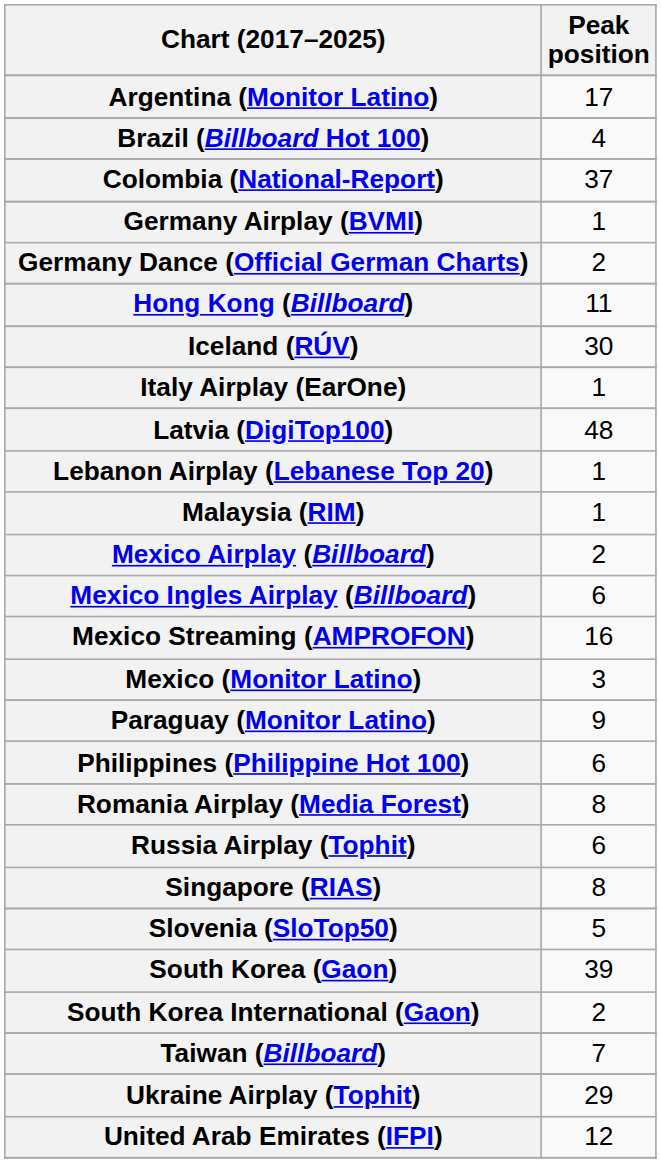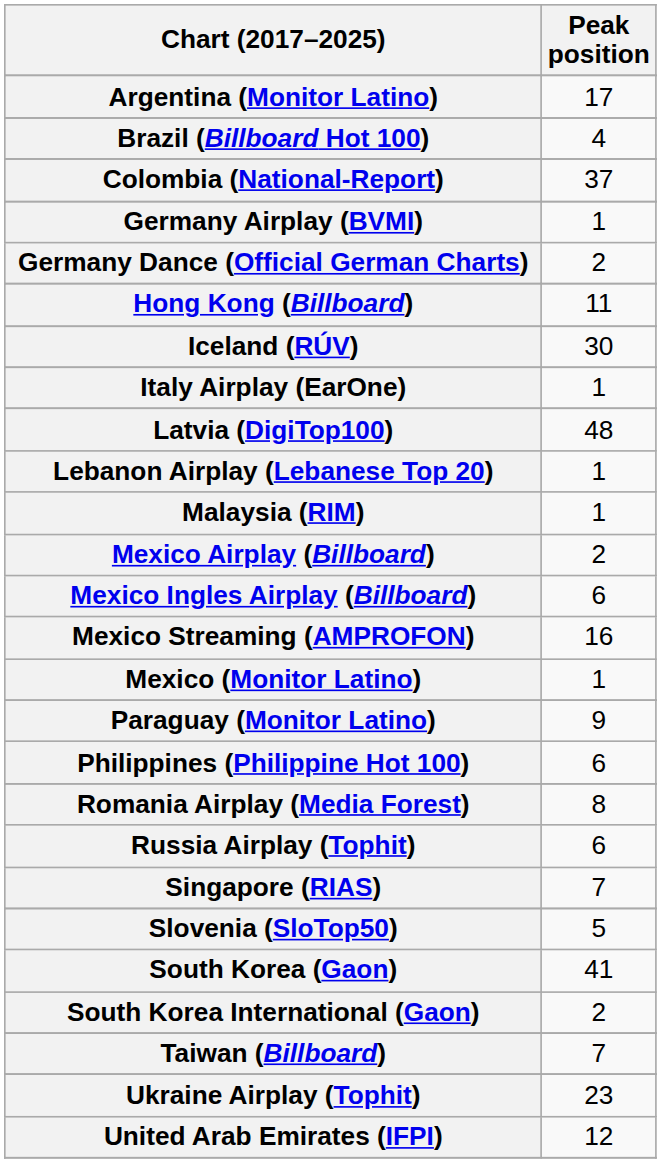(599, 679) 3 -> (599, 679) 1
(599, 887) 8 -> (599, 887) 7
(599, 970) 39 -> (599, 970) 41
(599, 1095) 29 -> (599, 1095) 23
